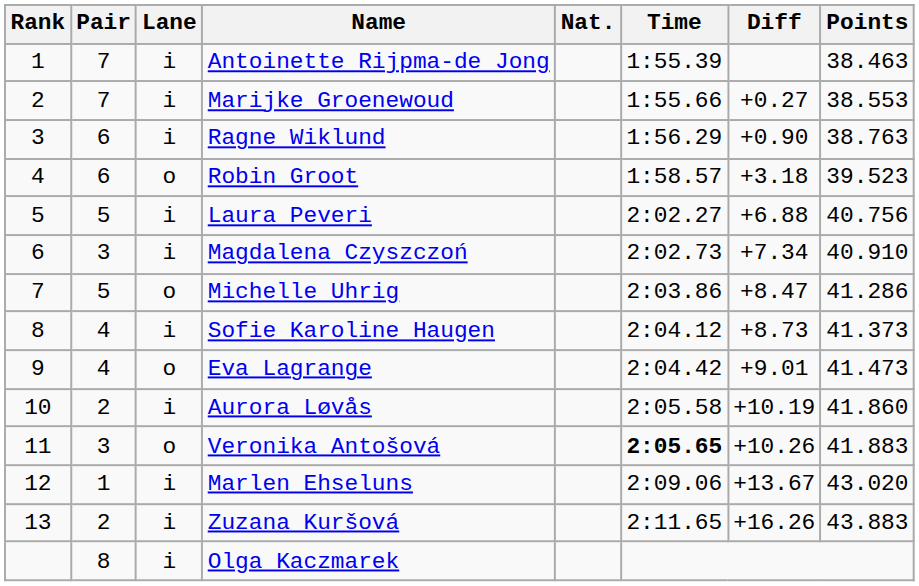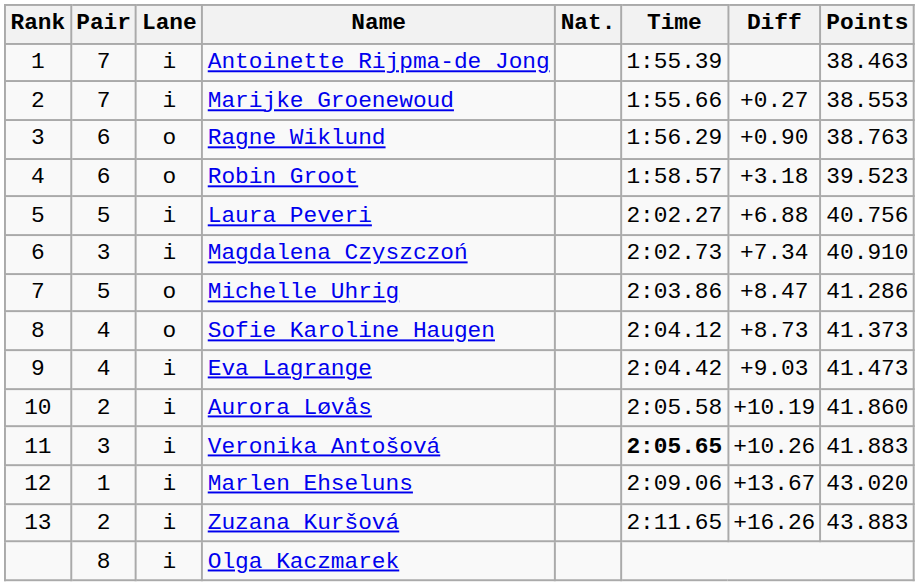(169, 139) i -> (169, 139) o
(169, 330) i -> (169, 330) o
(169, 369) o -> (169, 369) i
(774, 369) +9.01 -> (774, 369) +9.03
(169, 445) o -> (169, 445) i
